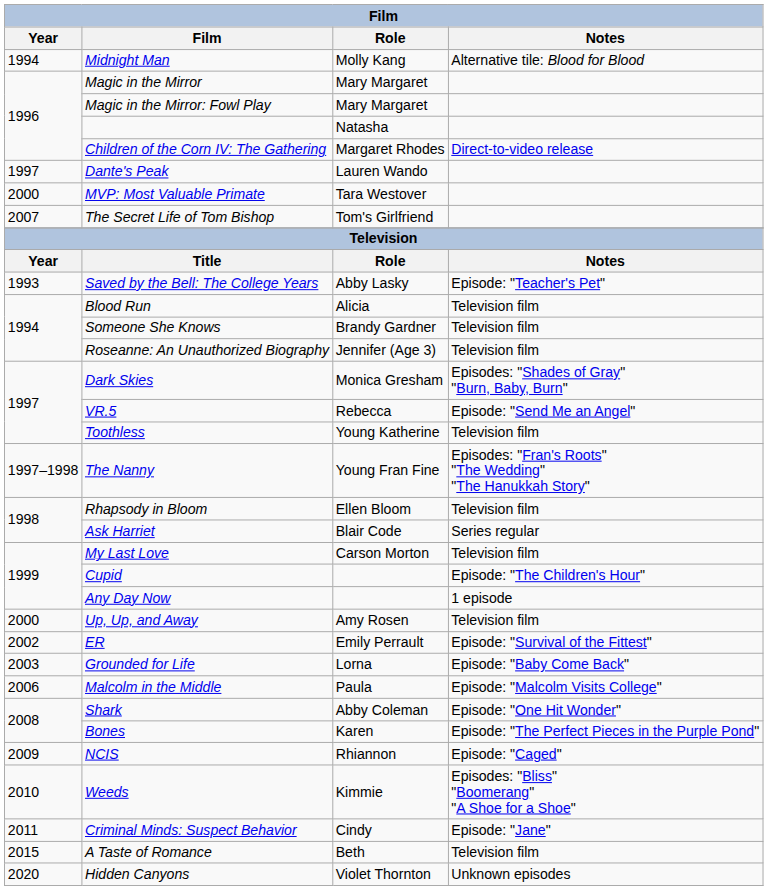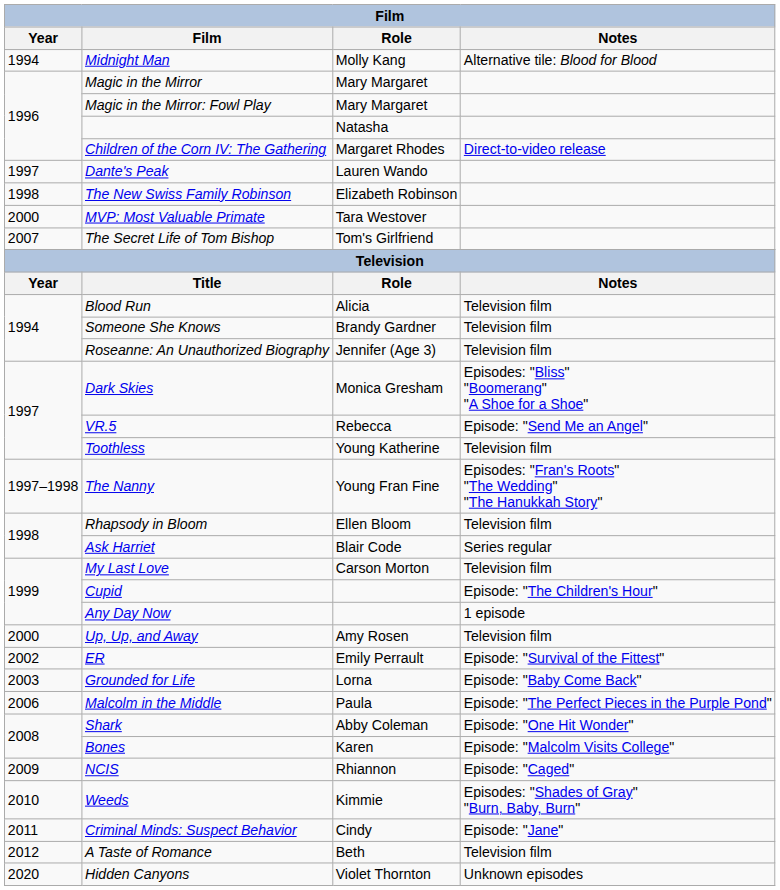+ row: (188, 194)
- row: (202, 284)
(538, 381) Episodes: "Shades of Gray" "Burn, Baby, Burn" -> (526, 388) Episodes: "Bliss" "Boomerang" "A Shoe for a Shoe"
(557, 687) Episode: "Malcolm Visits College" -> (618, 703) Episode: "The Perfect Pieces in the Purple Pond"
(605, 732) Episode: "The Perfect Pieces in the Purple Pond" -> (569, 748) Episode: "Malcolm Visits College"
(514, 792) Episodes: "Bliss" "Boomerang" "A Shoe for a Shoe" -> (551, 800) Episodes: "Shades of Gray" "Burn, Baby, Burn"
(23, 852) 2015 -> (23, 852) 2012
